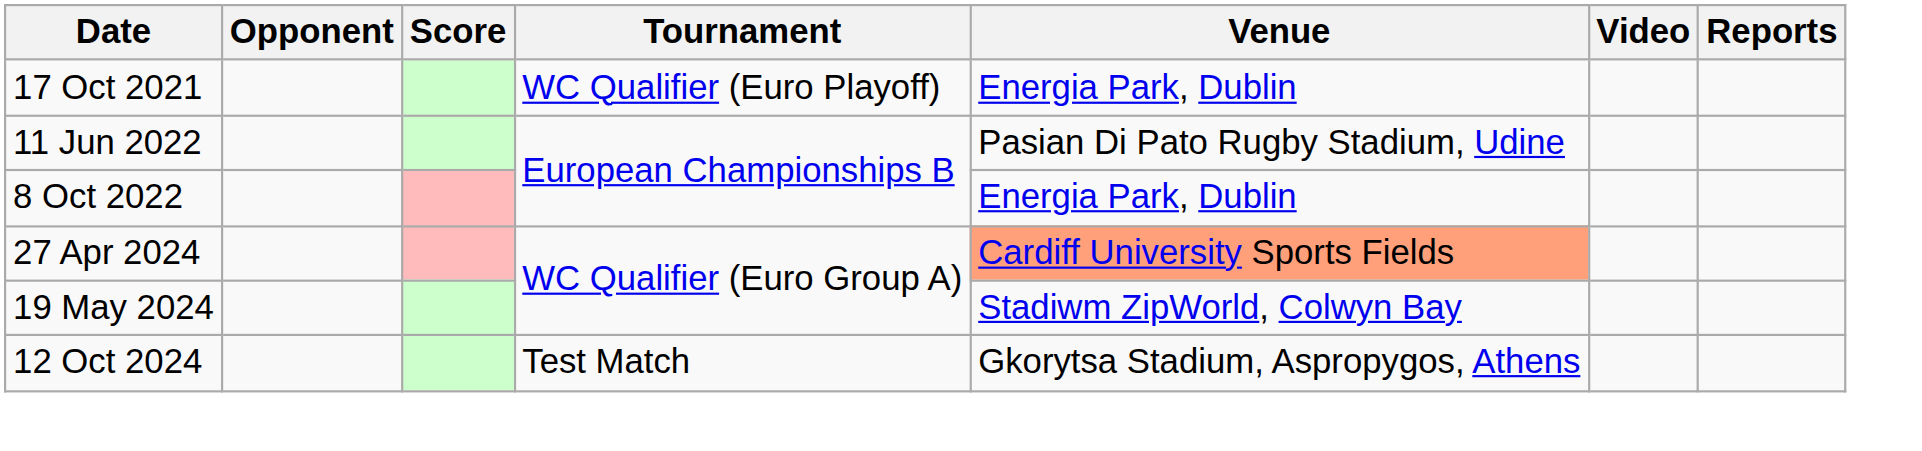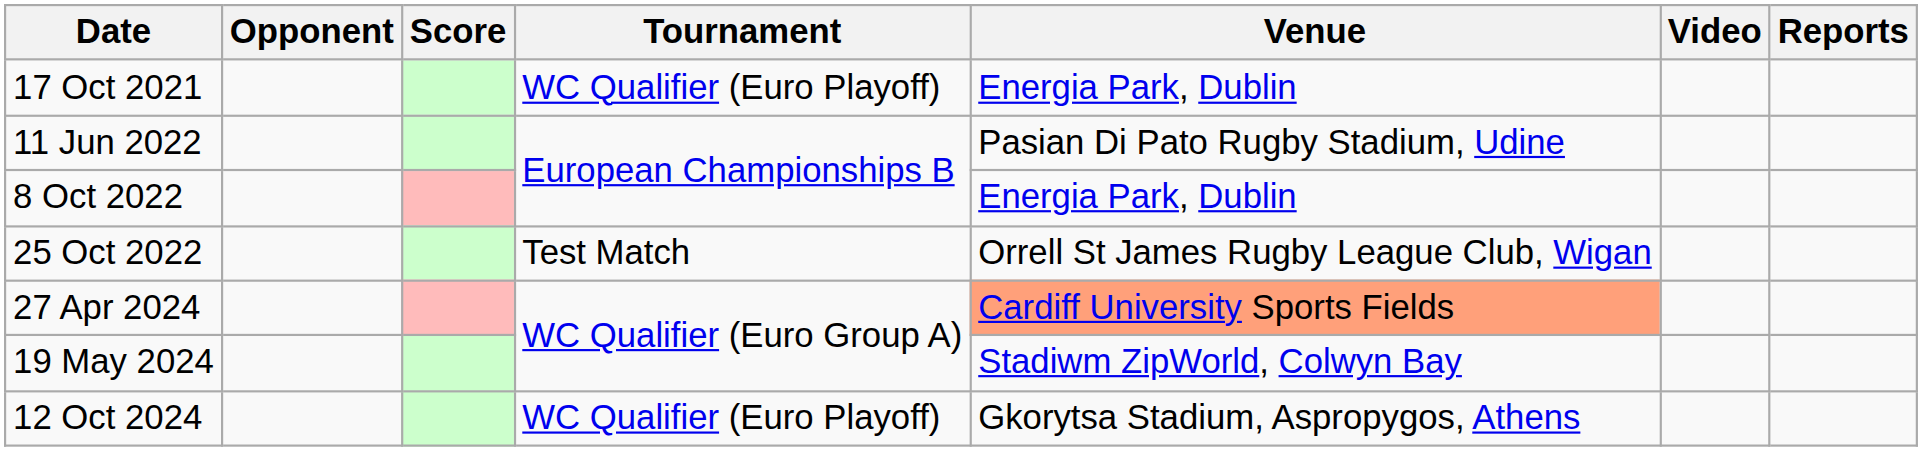+ row: (108, 252)
(606, 362) Test Match -> (731, 417) WC Qualifier (Euro Playoff)
